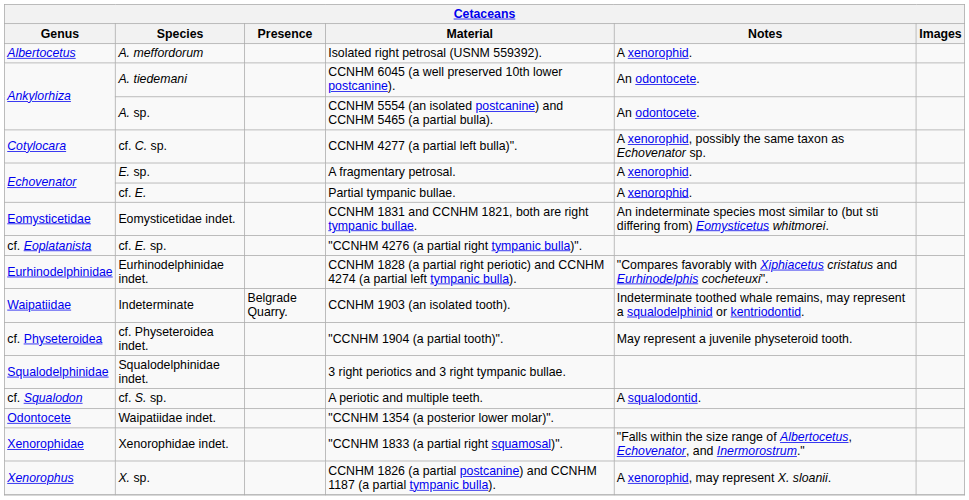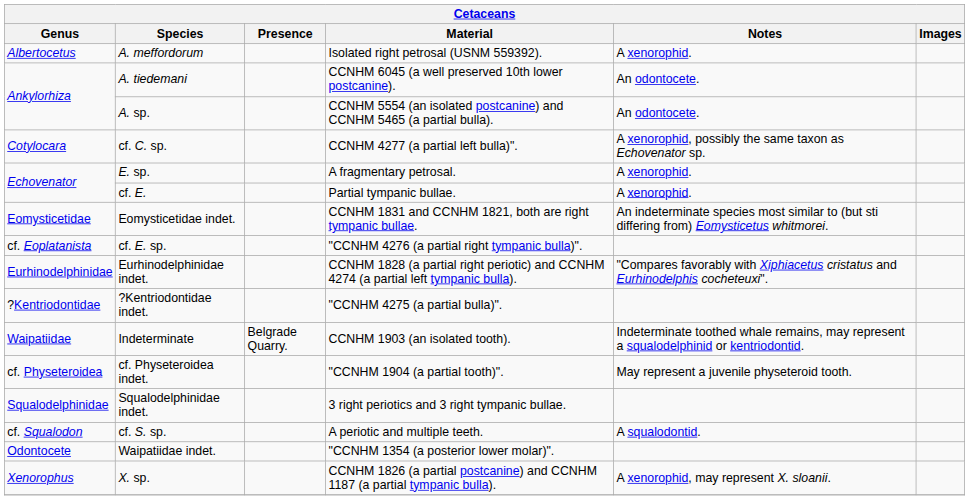+ row: (165, 305)
- row: (174, 444)
